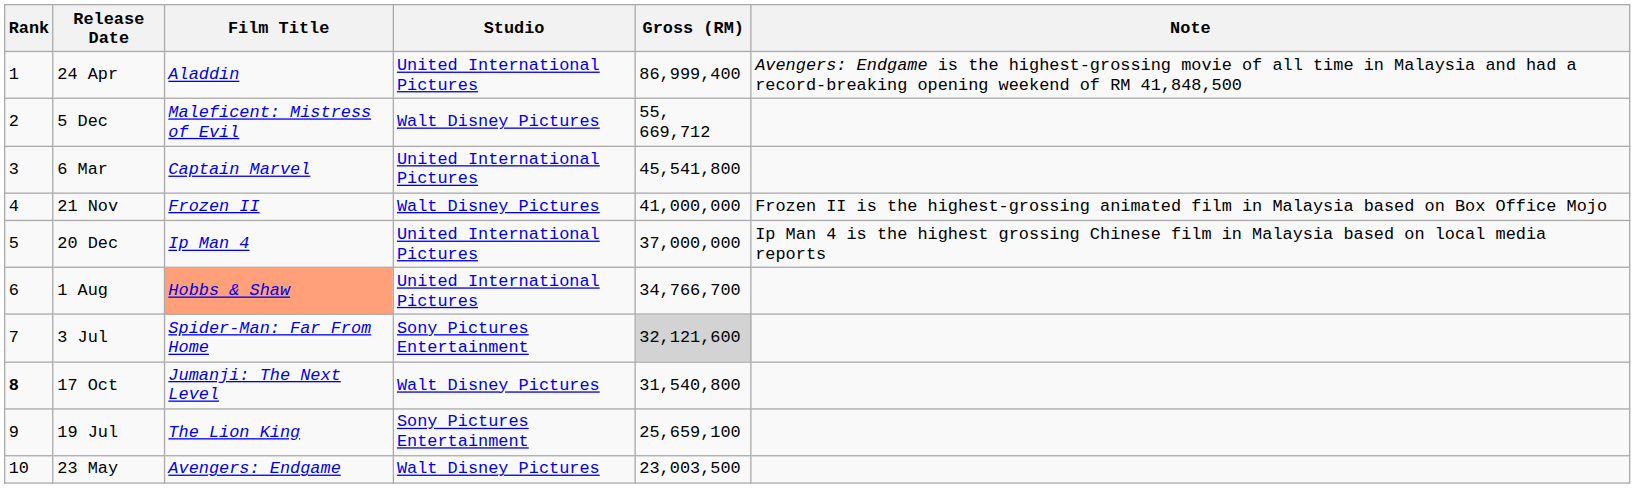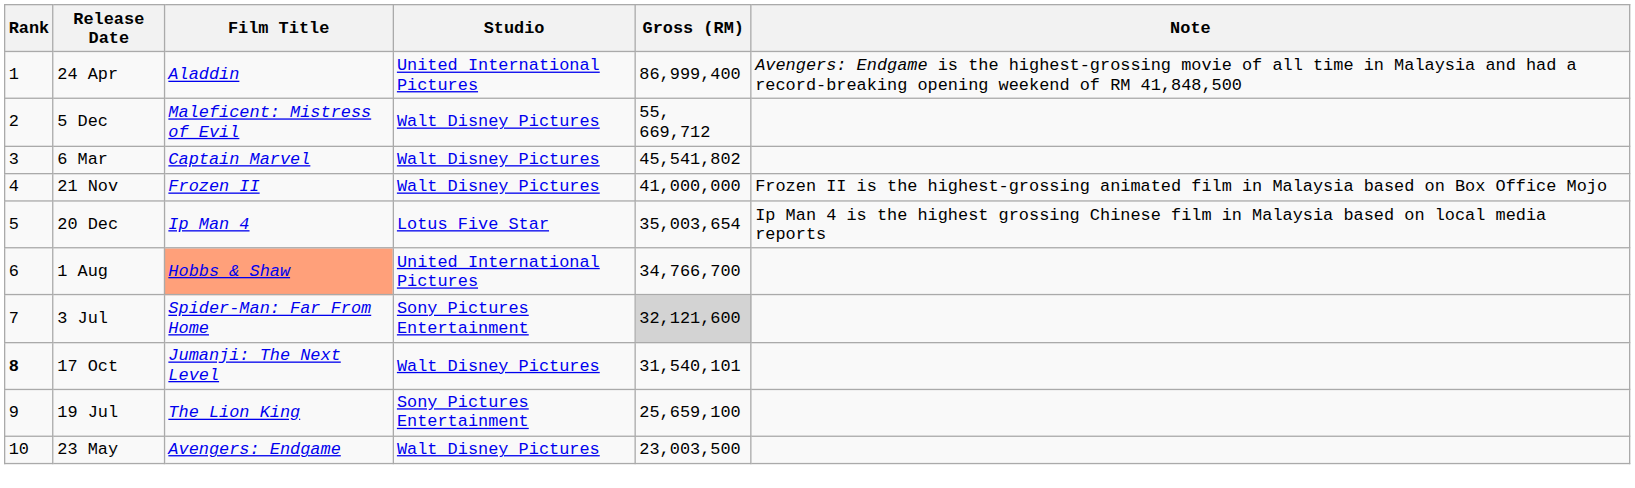(498, 169) United International Pictures -> (498, 160) Walt Disney Pictures
(690, 169) 45,541,800 -> (690, 160) 45,541,802
(498, 244) United International Pictures -> (473, 224) Lotus Five Star
(690, 244) 37,000,000 -> (690, 224) 35,003,654
(690, 385) 31,540,800 -> (690, 366) 31,540,101
